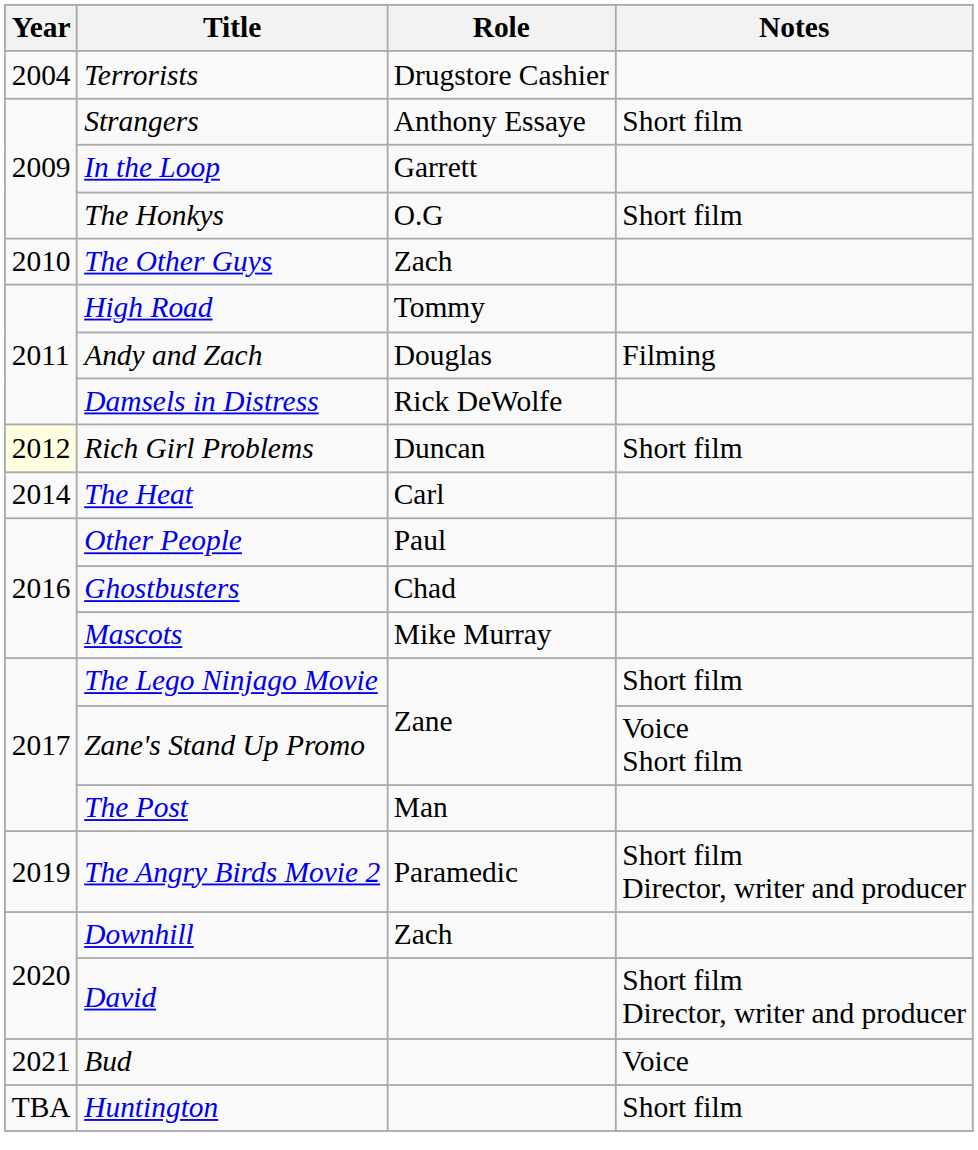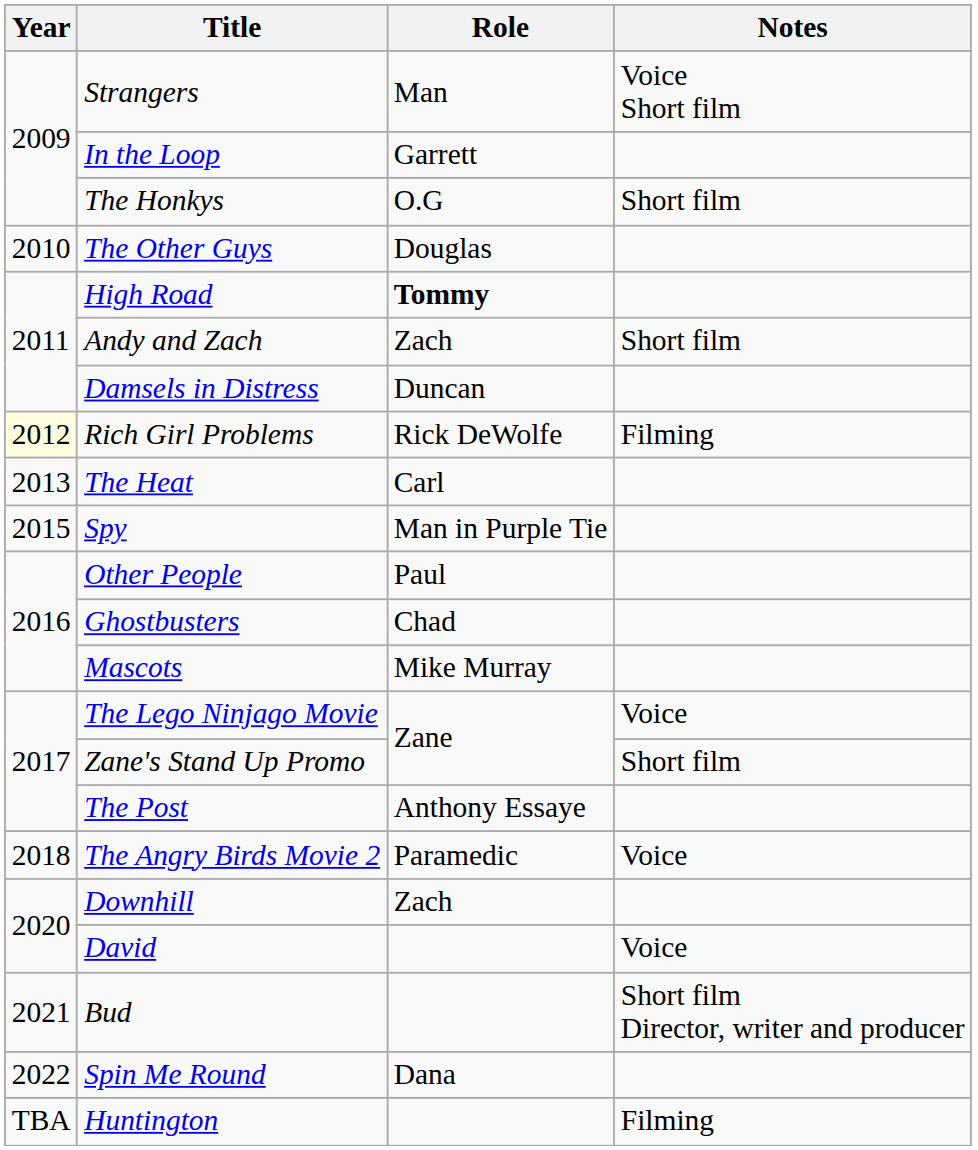- row: (141, 74)
(490, 121) Anthony Essaye -> (421, 91) Man
(682, 121) Short film -> (681, 91) Voice Short film
(423, 261) Zach -> (443, 247) Douglas
(439, 307) normal -> (441, 294) bold
(443, 354) Douglas -> (423, 341) Zach
(669, 354) Filming -> (681, 341) Short film
(478, 401) Rick DeWolfe -> (440, 387) Duncan
(440, 448) Duncan -> (478, 434) Rick DeWolfe
(682, 448) Short film -> (667, 434) Filming
(41, 494) 2014 -> (41, 481) 2013
+ row: (105, 527)
(682, 681) Short film -> (654, 714) Voice
(682, 744) Voice Short film -> (681, 761) Short film
(421, 808) Man -> (490, 808) Anthony Essaye
(41, 871) 2019 -> (41, 854) 2018
(794, 871) Short film Director, writer and producer -> (654, 854) Voice
(794, 997) Short film Director, writer and producer -> (654, 948) Voice
(656, 1061) Voice -> (793, 1011) Short film Director, writer and producer
+ row: (175, 1074)
(682, 1107) Short film -> (667, 1121) Filming
